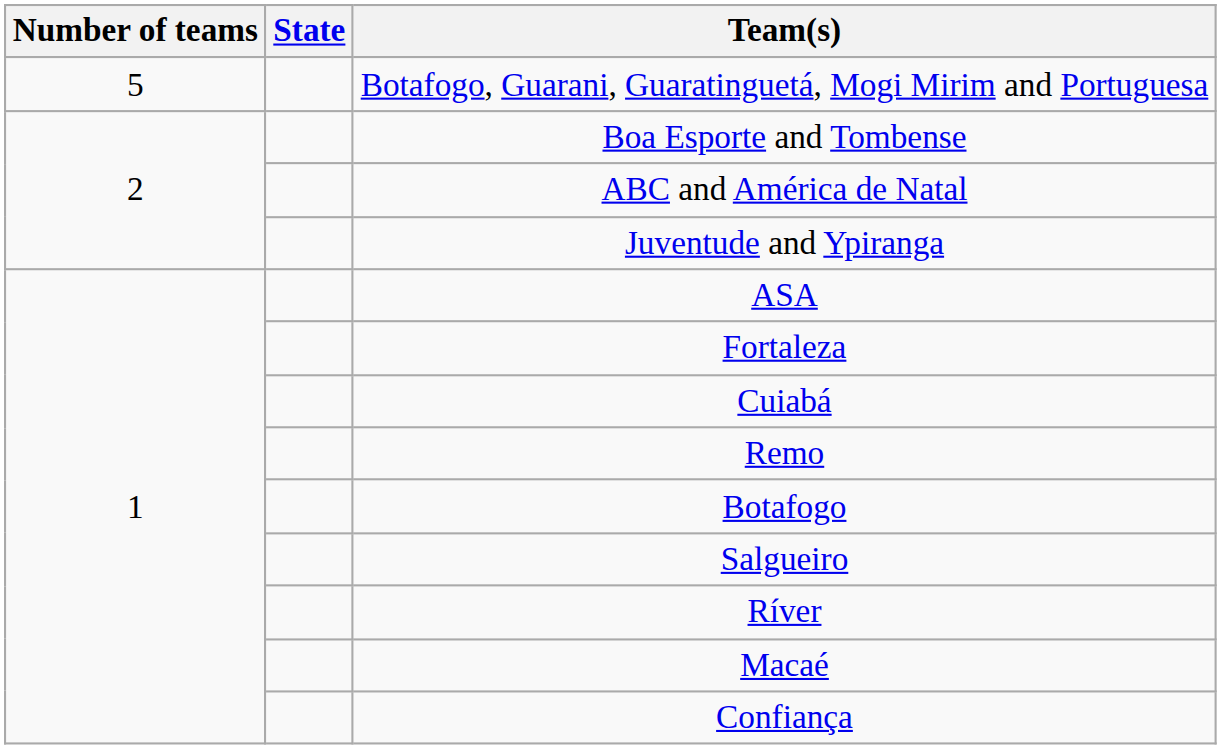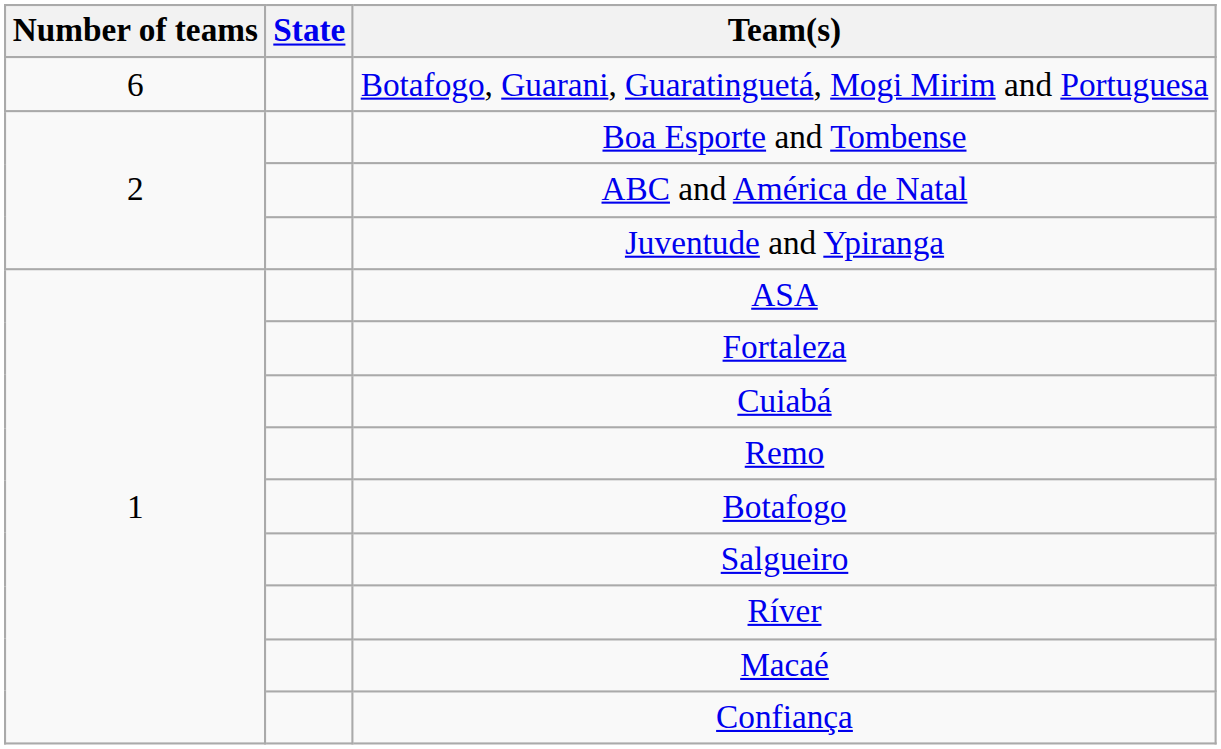(135, 83) 5 -> (135, 83) 6
